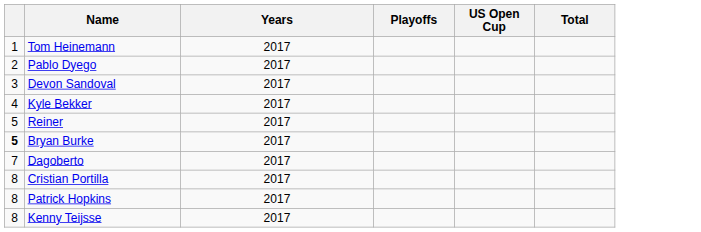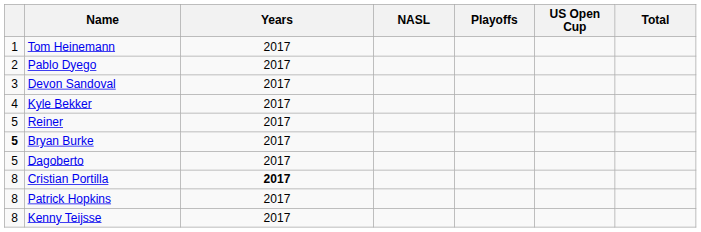+ column: (414, 20)
(15, 160) 7 -> (15, 160) 5
(277, 179) normal -> (277, 179) bold
